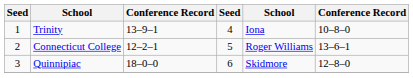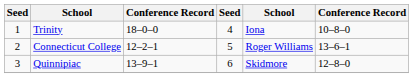(142, 30) 13–9–1 -> (142, 30) 18–0–0
(142, 64) 18–0–0 -> (142, 64) 13–9–1
